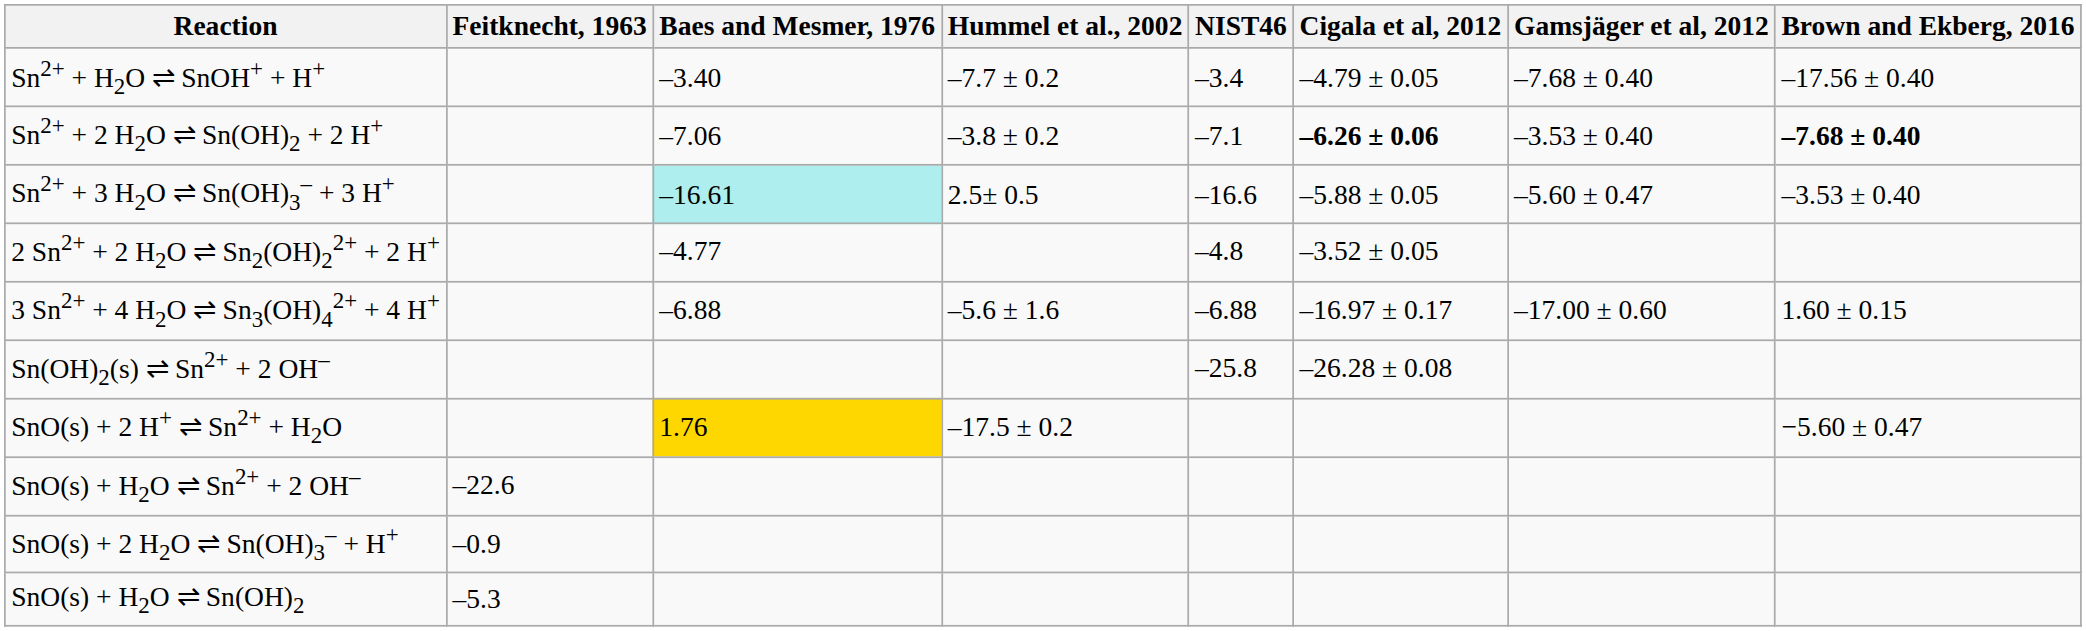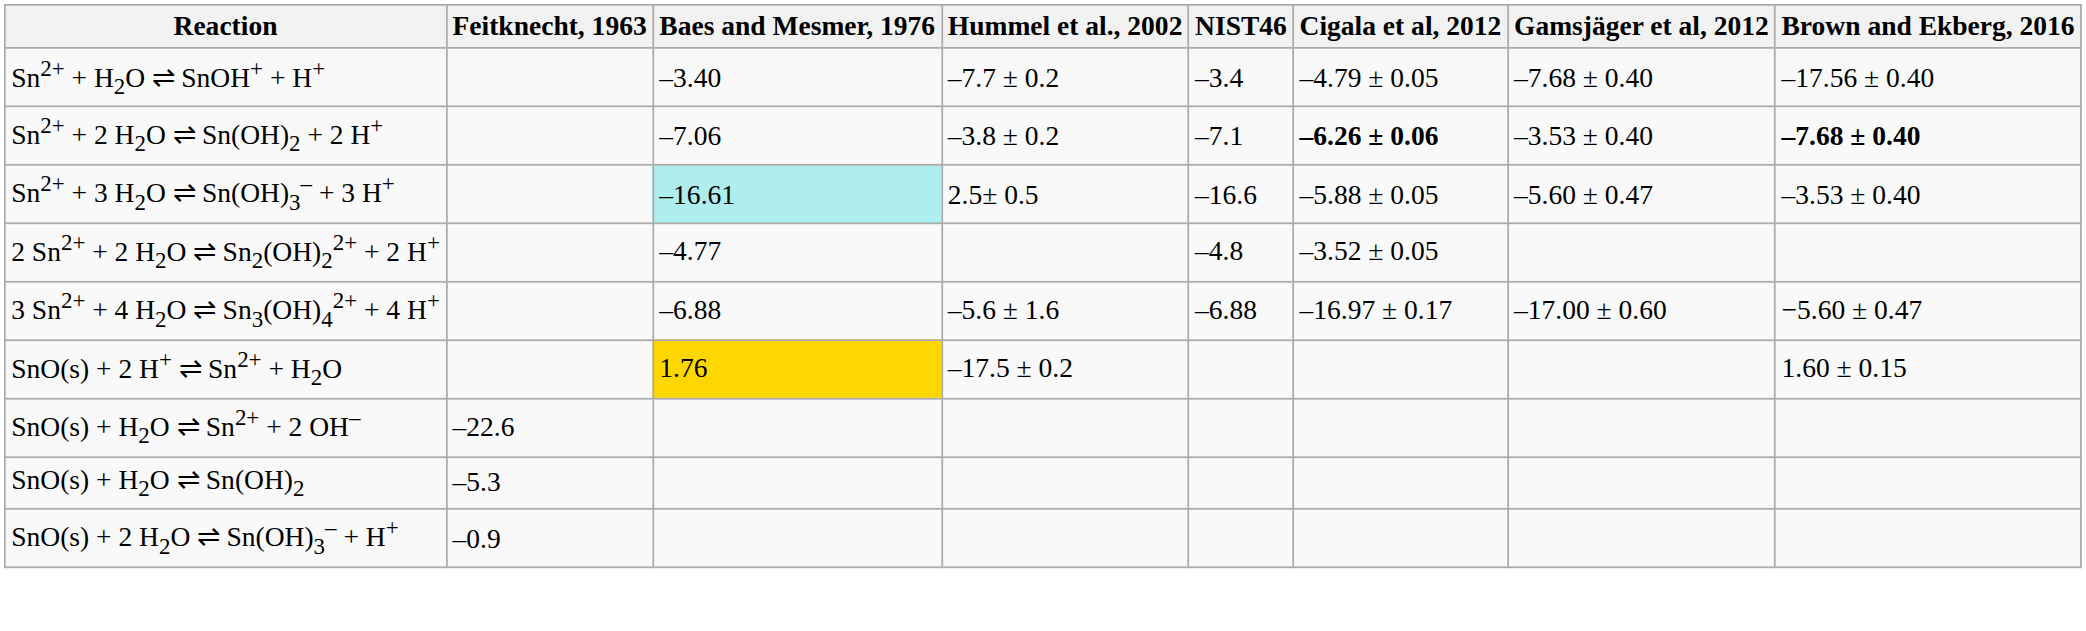(1844, 310) 1.60 ± 0.15 -> (1852, 310) −5.60 ± 0.47
- row: (170, 368)
(1852, 427) −5.60 ± 0.47 -> (1844, 368) 1.60 ± 0.15
rows swapped: (158, 599) <-> (205, 543)
